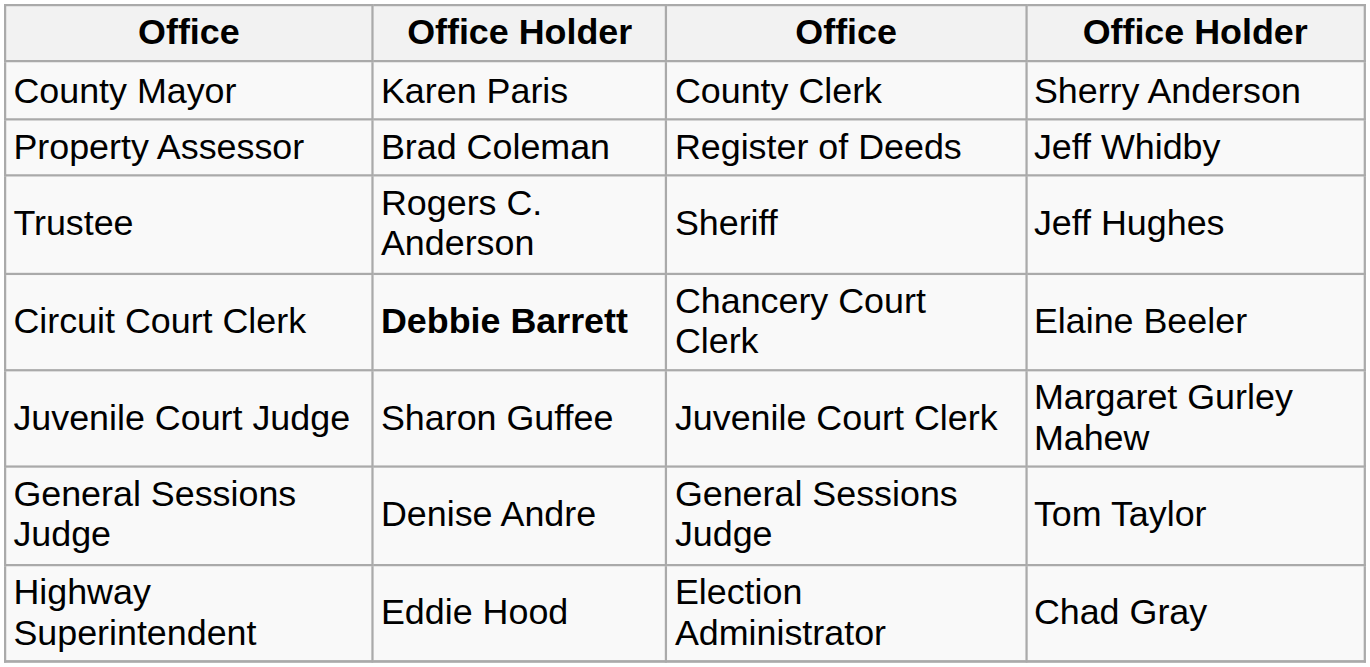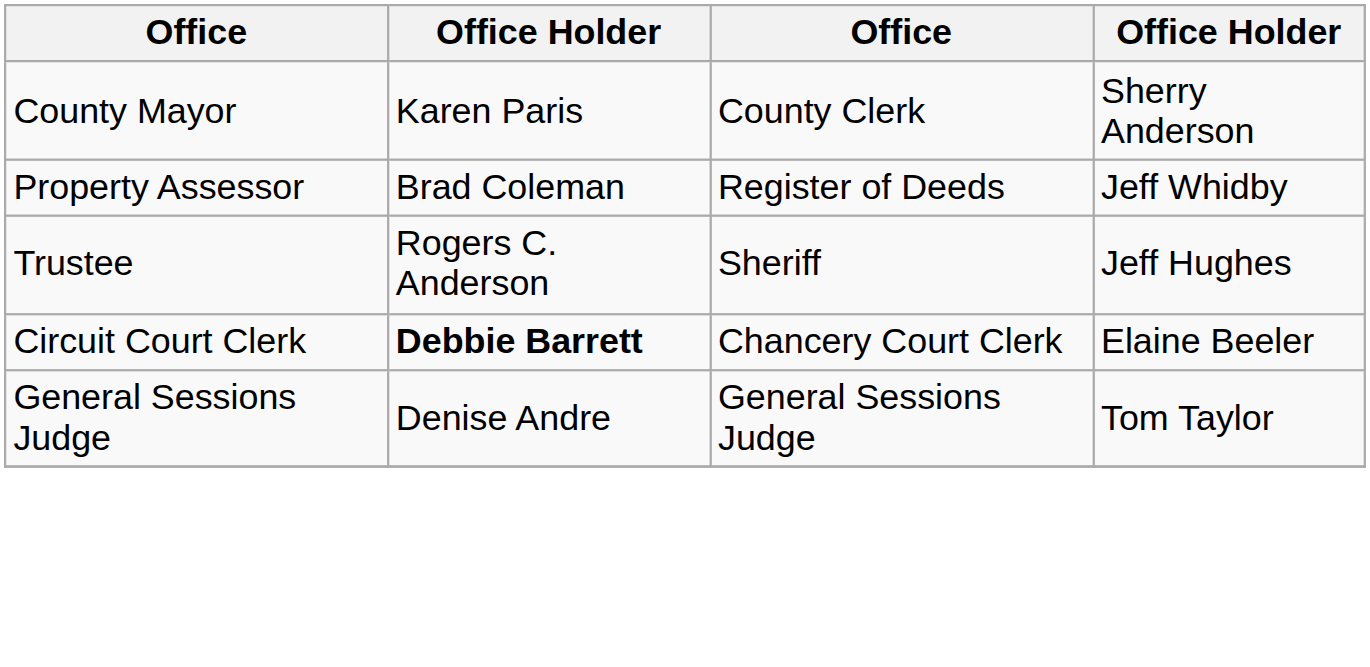- row: (182, 417)
- row: (135, 612)
